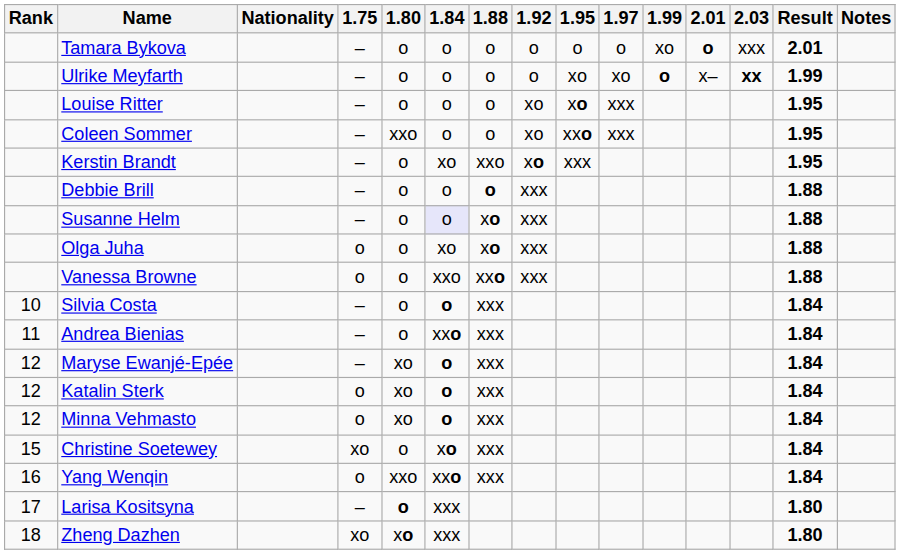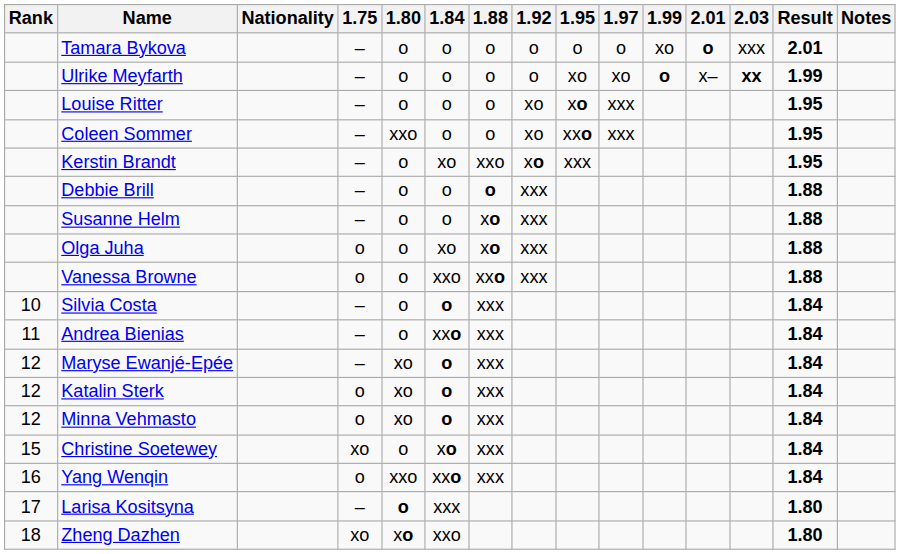(447, 219) lavender background -> (447, 219) no background
(447, 534) xxx -> (447, 534) xxo
